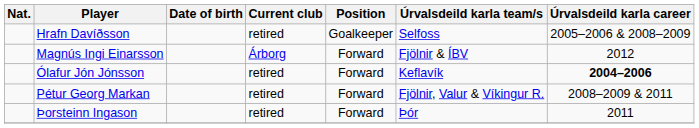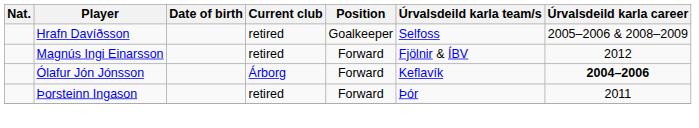(267, 53) Árborg -> (266, 53) retired
(266, 73) retired -> (267, 73) Árborg
- row: (93, 93)
